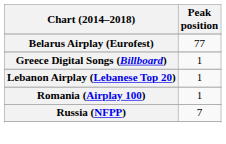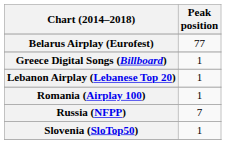+ row: (91, 130)
